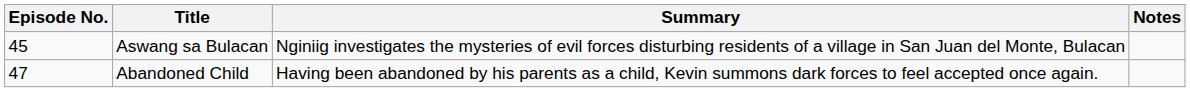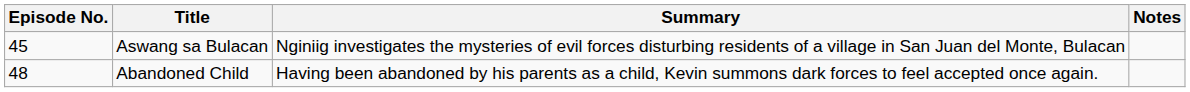(18, 73) 47 -> (18, 73) 48
